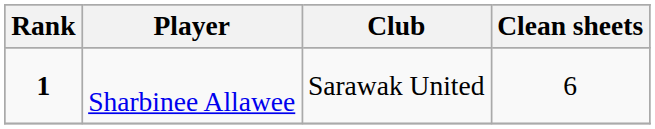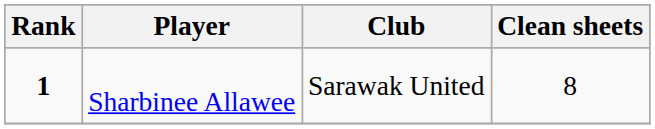(570, 85) 6 -> (570, 85) 8
